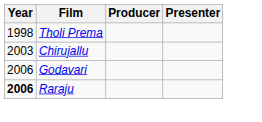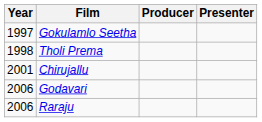+ row: (88, 32)
(20, 51) 2003 -> (20, 70) 2001
(20, 88) bold -> (20, 107) normal
